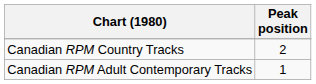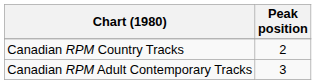(283, 69) 1 -> (283, 69) 3
